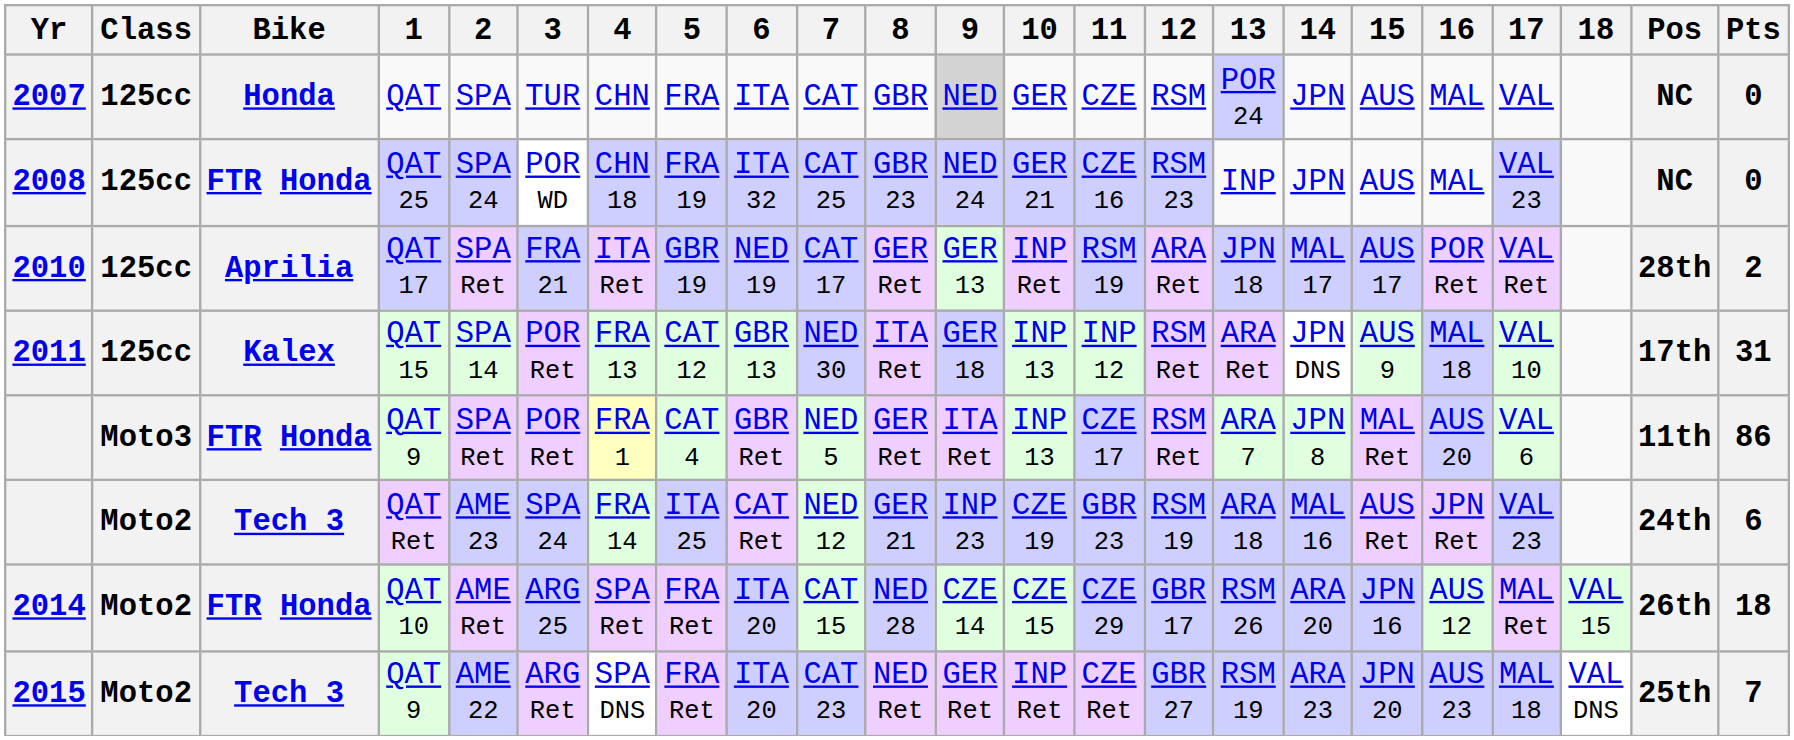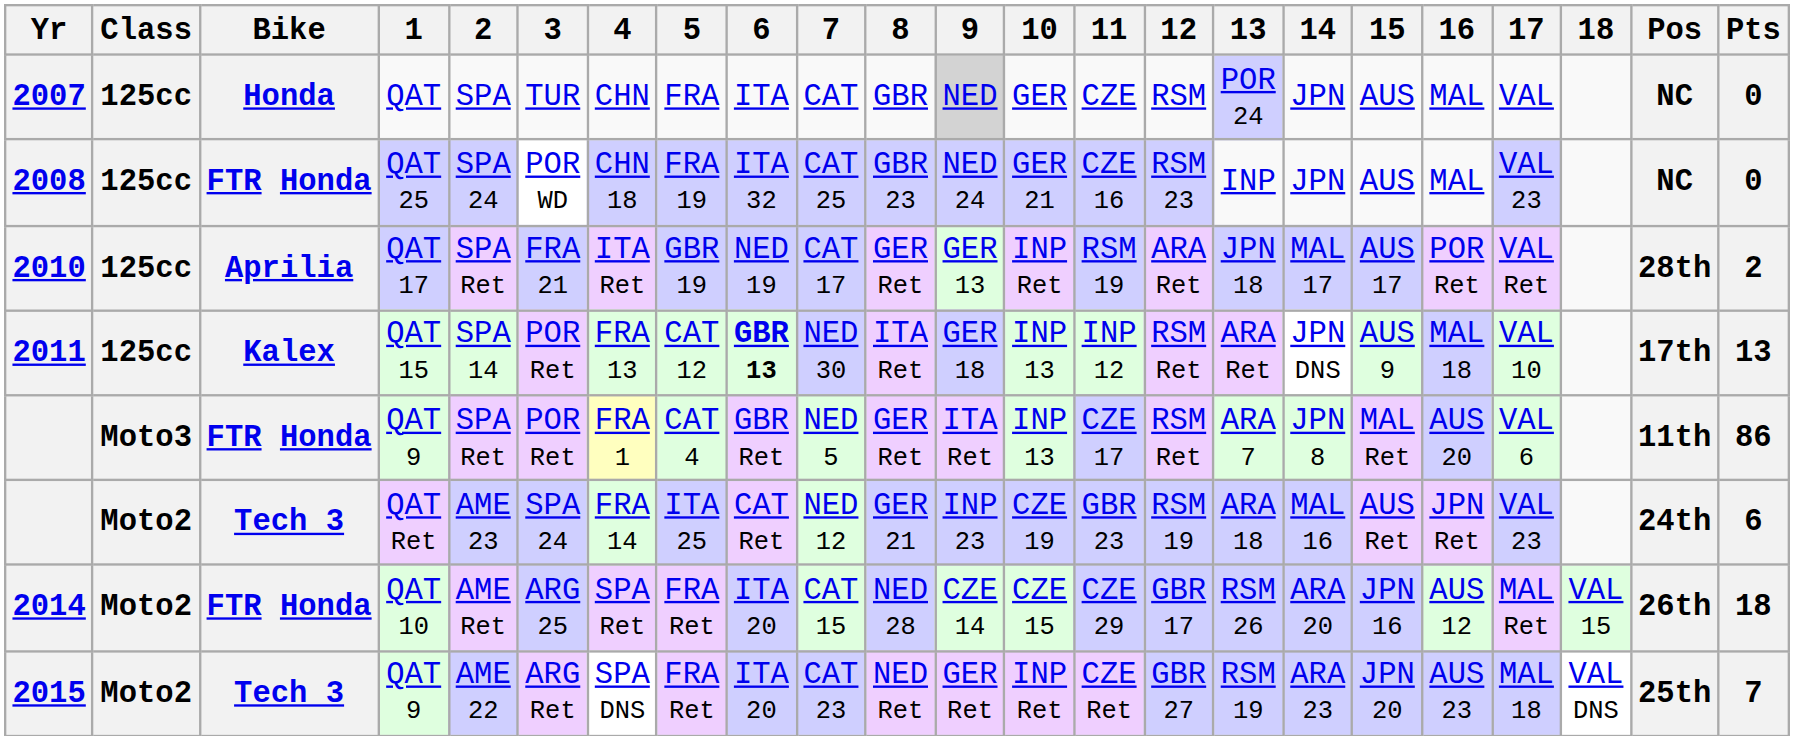(761, 351) normal -> (761, 353) bold
(1753, 353) 31 -> (1753, 353) 13
